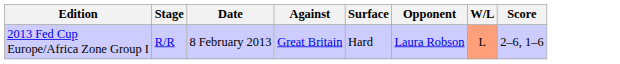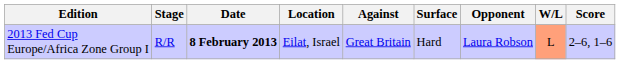+ column: (311, 14)
(230, 41) normal -> (233, 41) bold
